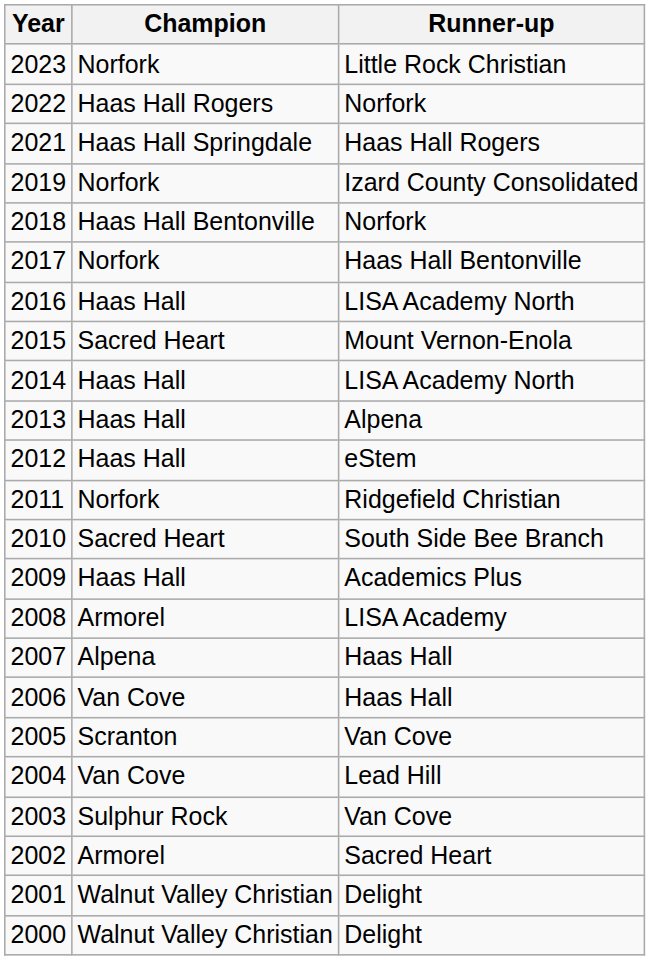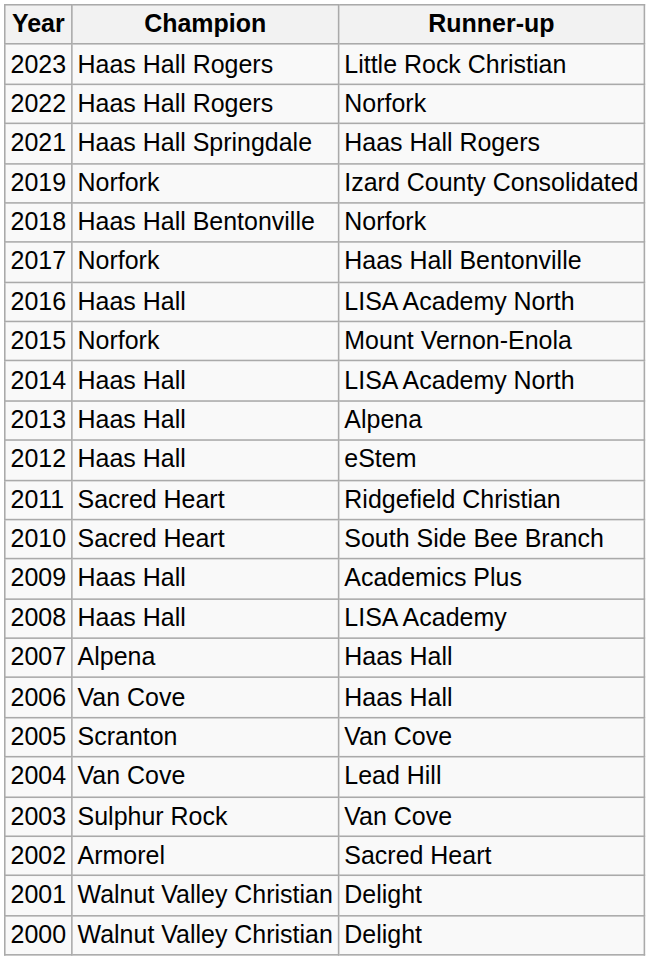(118, 63) Norfork -> (175, 63) Haas Hall Rogers
(151, 340) Sacred Heart -> (118, 340) Norfork
(118, 499) Norfork -> (151, 499) Sacred Heart
(121, 618) Armorel -> (132, 618) Haas Hall
